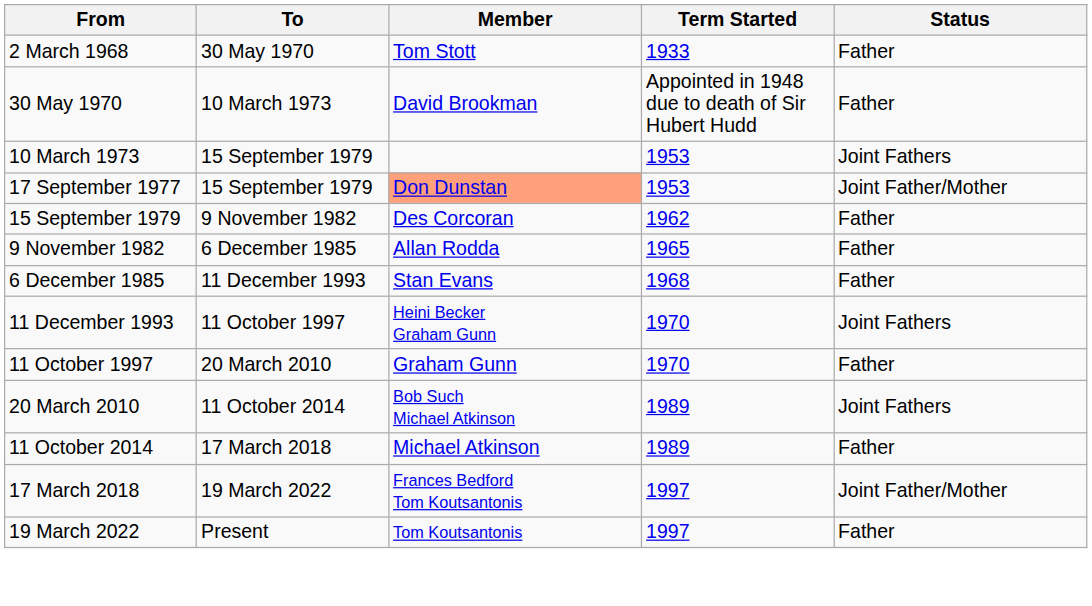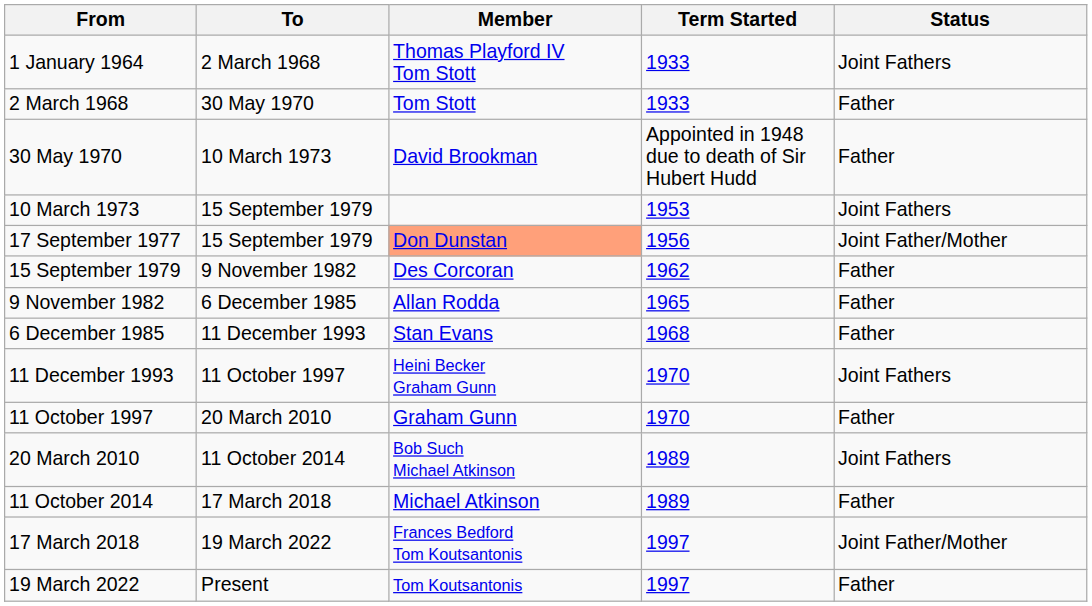+ row: (76, 61)
(668, 187) 1953 -> (668, 240) 1956
